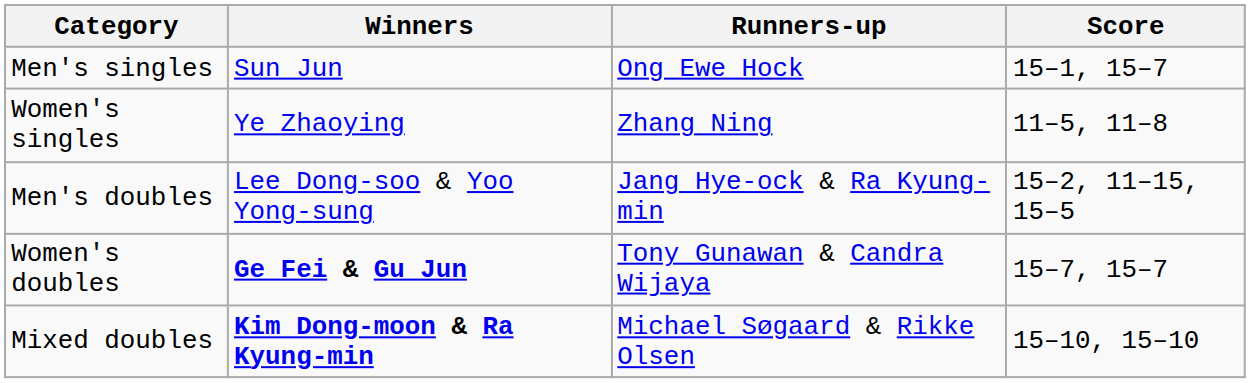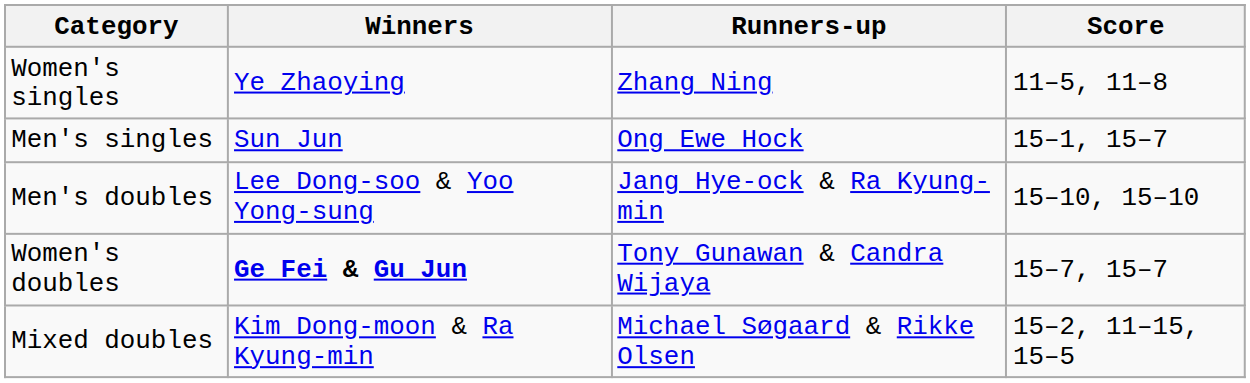rows swapped: (112, 68) <-> (65, 125)
(1106, 197) 15–2, 11–15, 15–5 -> (1106, 197) 15–10, 15–10
(374, 341) bold -> (374, 341) normal
(1106, 341) 15–10, 15–10 -> (1106, 341) 15–2, 11–15, 15–5
